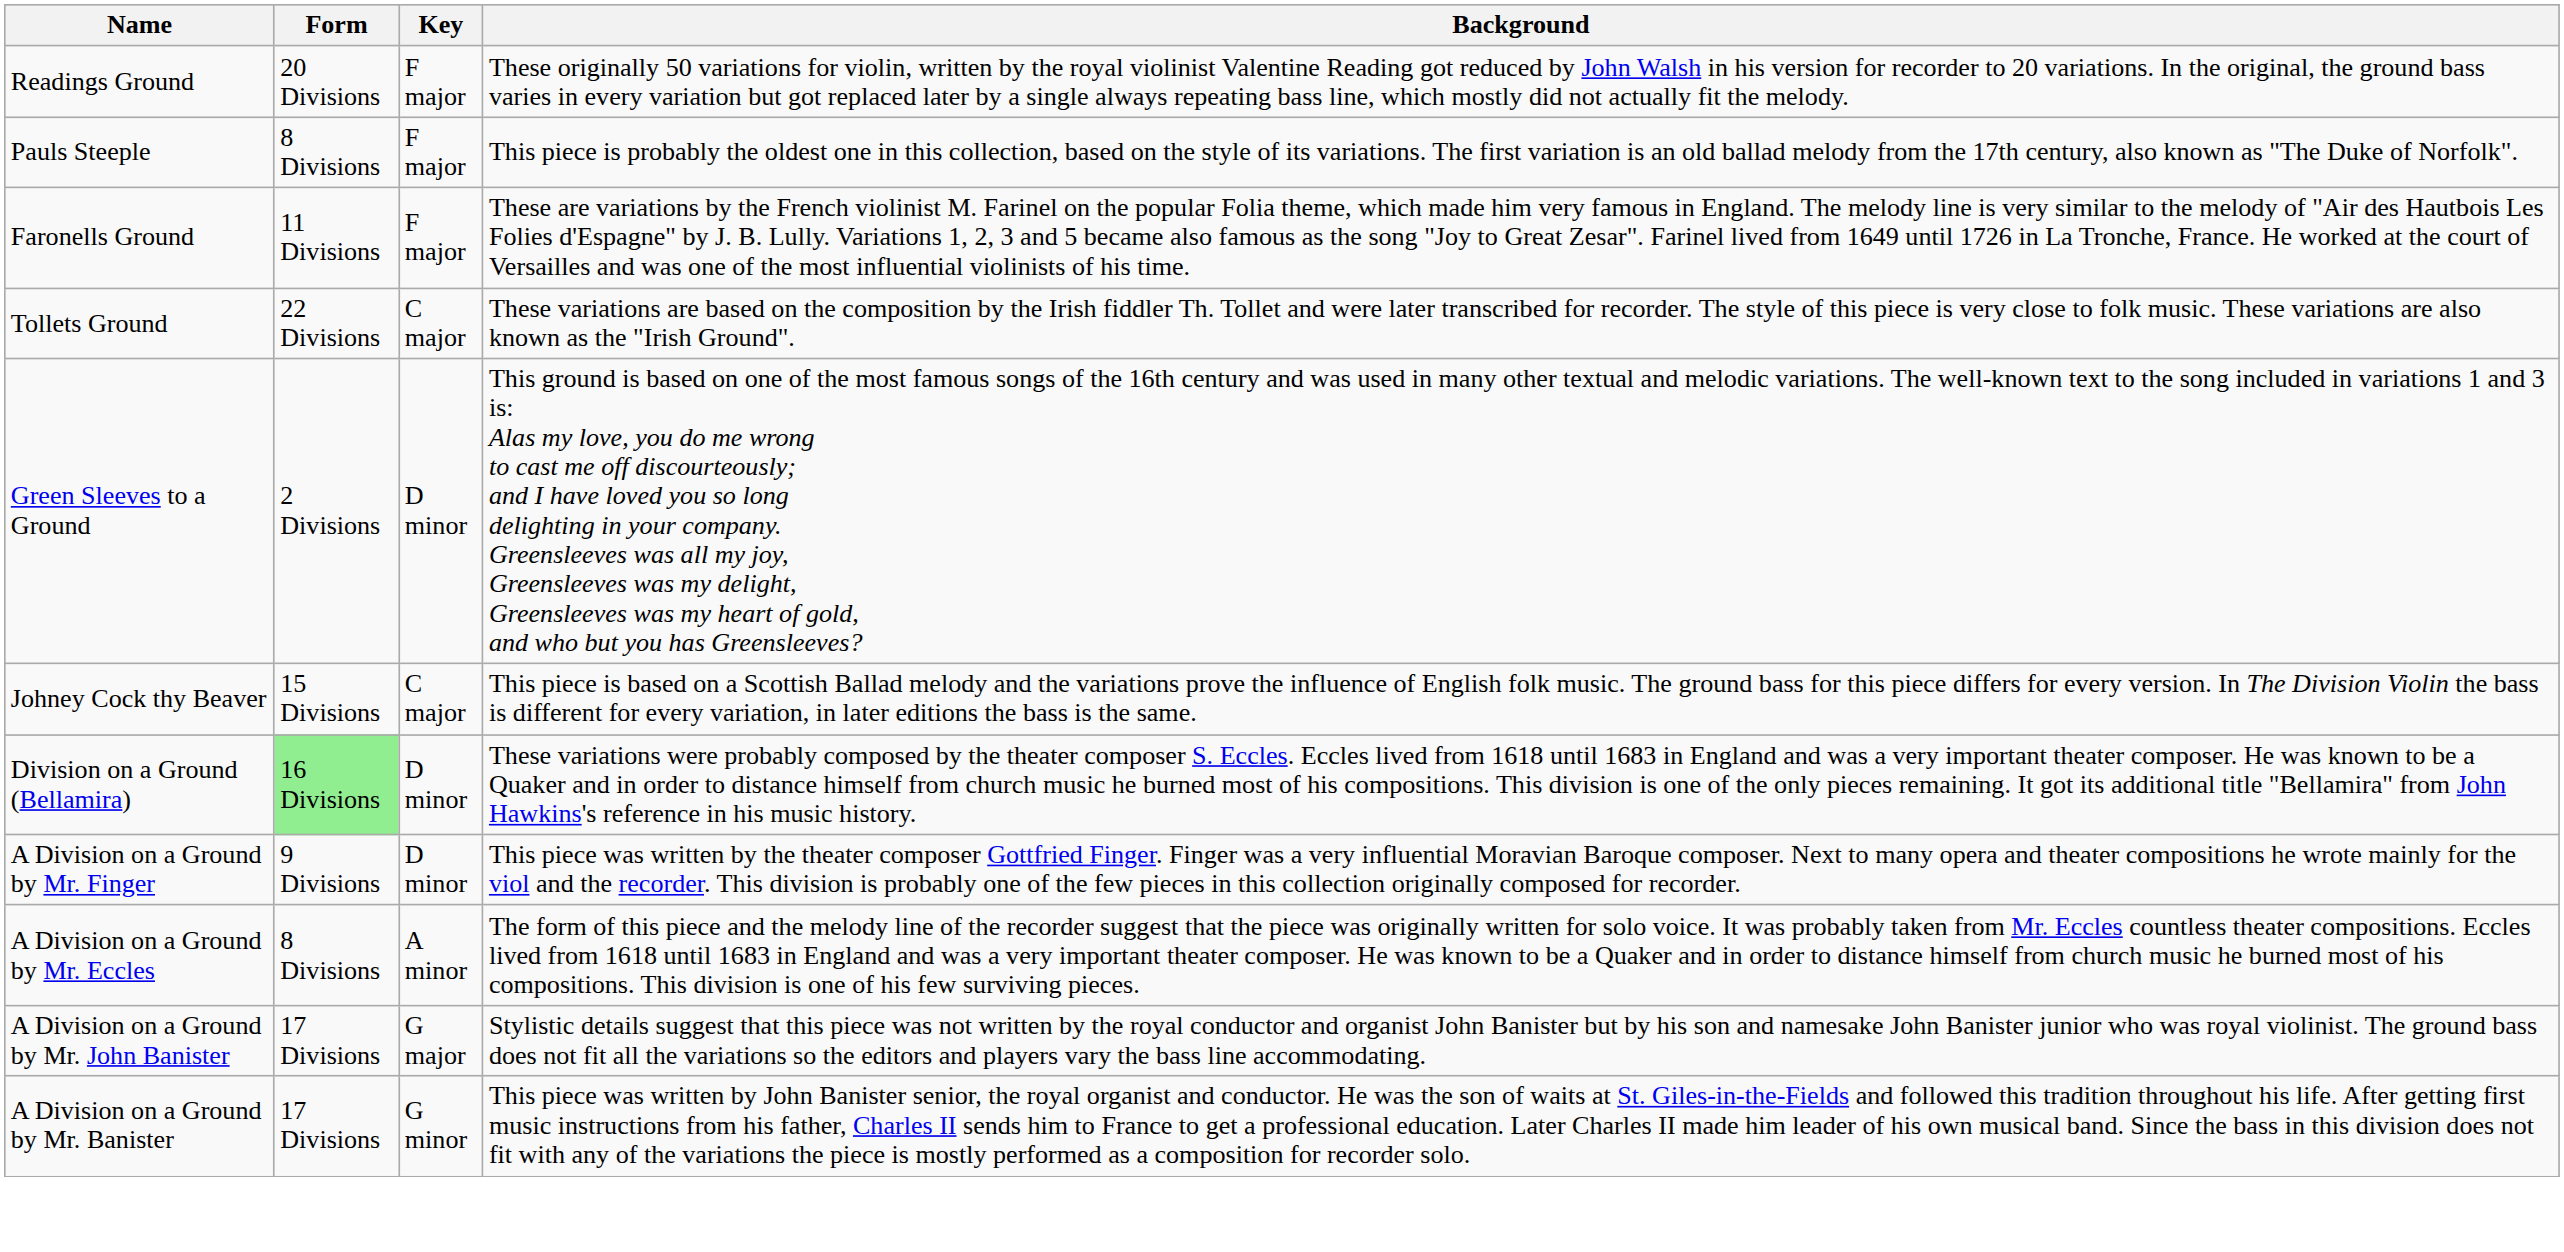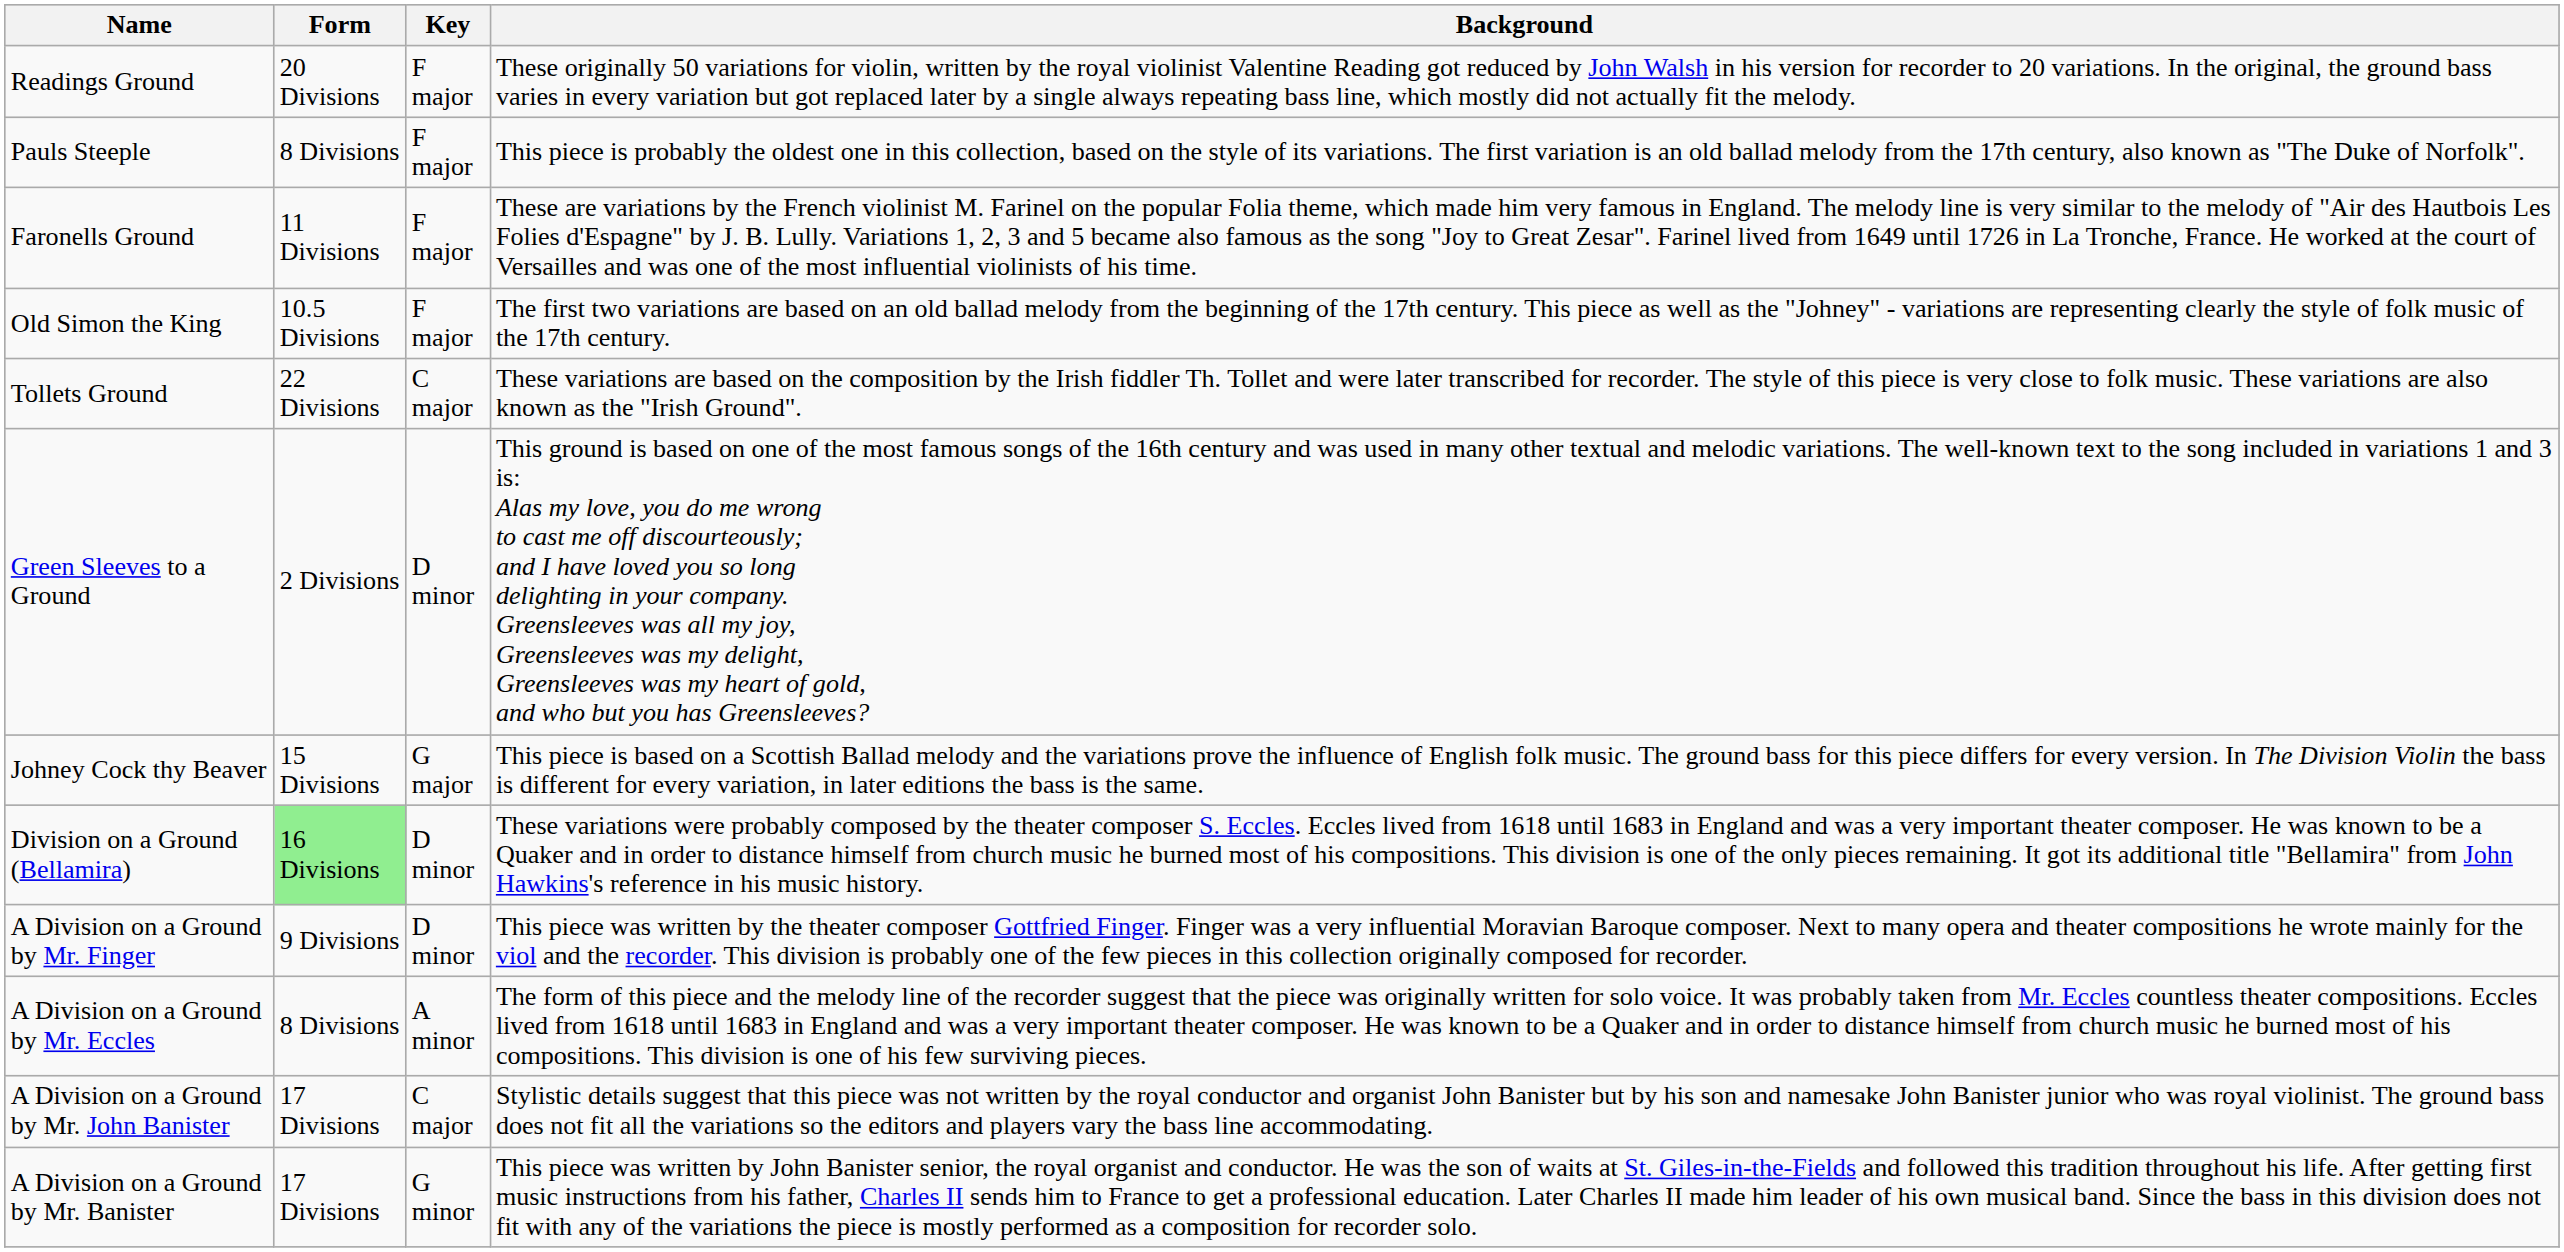+ row: (116, 322)
(435, 698) C major -> (442, 769) G major
(435, 1040) G major -> (442, 1110) C major
